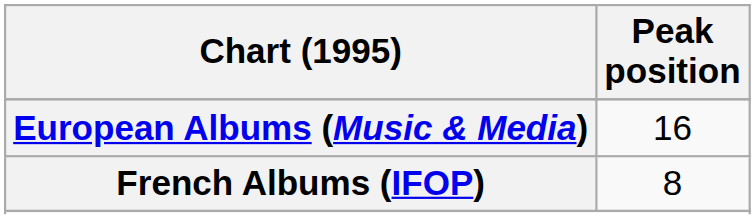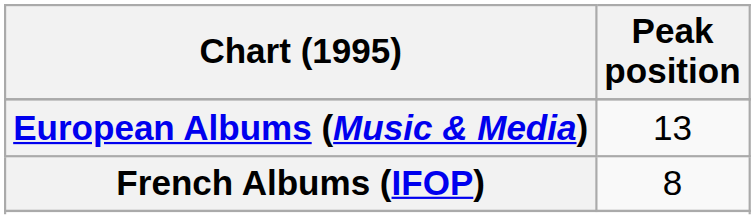(672, 127) 16 -> (672, 127) 13
